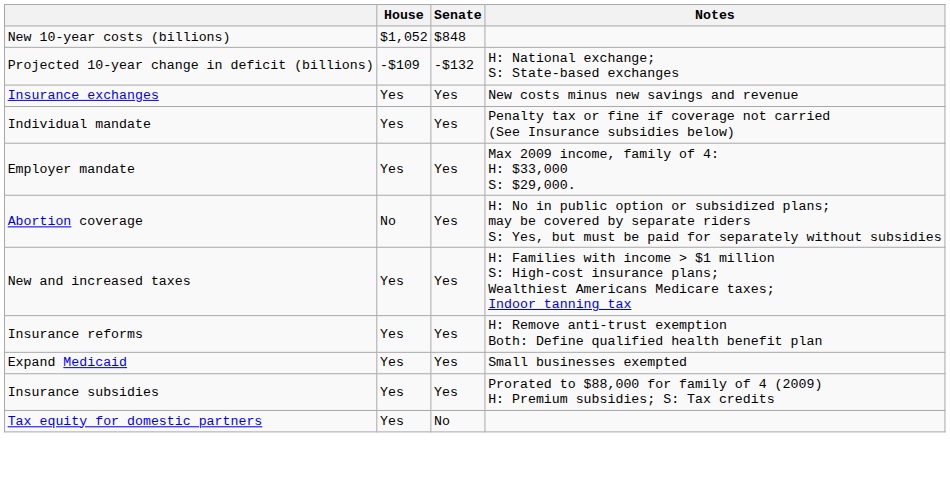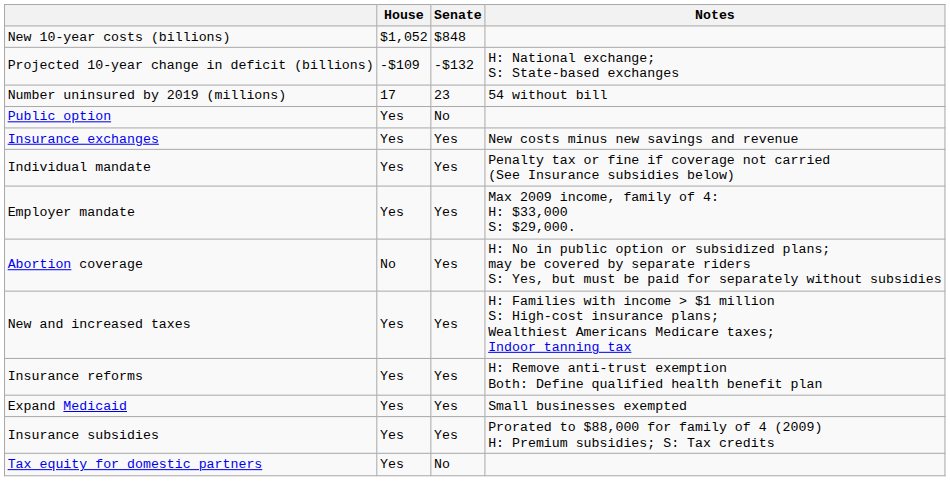+ row: (147, 95)
+ row: (59, 117)
